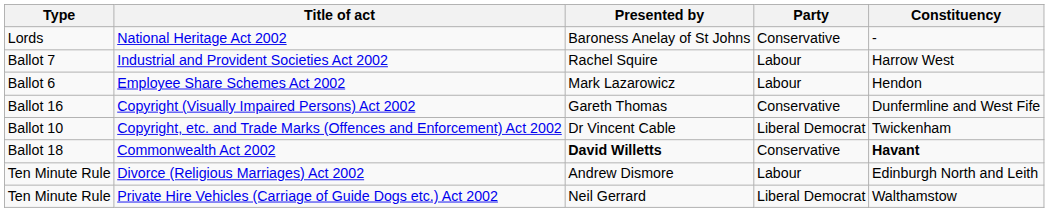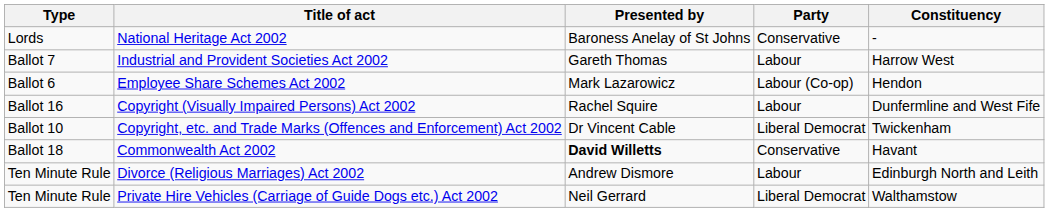(613, 60) Rachel Squire -> (618, 60) Gareth Thomas
(779, 83) Labour -> (805, 83) Labour (Co-op)
(618, 106) Gareth Thomas -> (613, 106) Rachel Squire
(799, 106) Conservative -> (779, 106) Labour
(896, 151) bold -> (895, 151) normal
